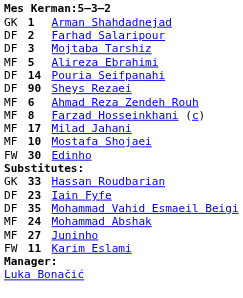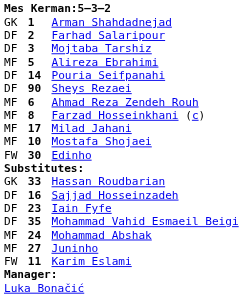+ row: (115, 195)
